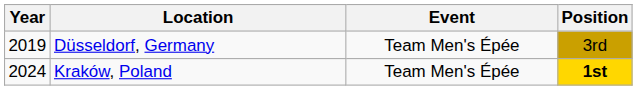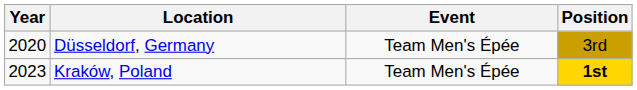(27, 44) 2019 -> (27, 44) 2020
(27, 71) 2024 -> (27, 71) 2023
